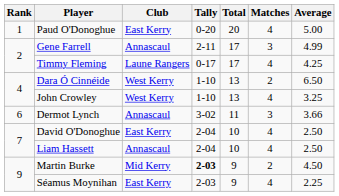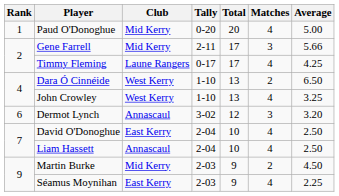(148, 30) East Kerry -> (148, 30) Mid Kerry
(148, 47) Annascaul -> (148, 47) Mid Kerry
(313, 47) 4.99 -> (313, 47) 5.66
(234, 115) 11 -> (234, 115) 12
(313, 115) 3.66 -> (313, 115) 3.20
(206, 166) bold -> (206, 166) normal
